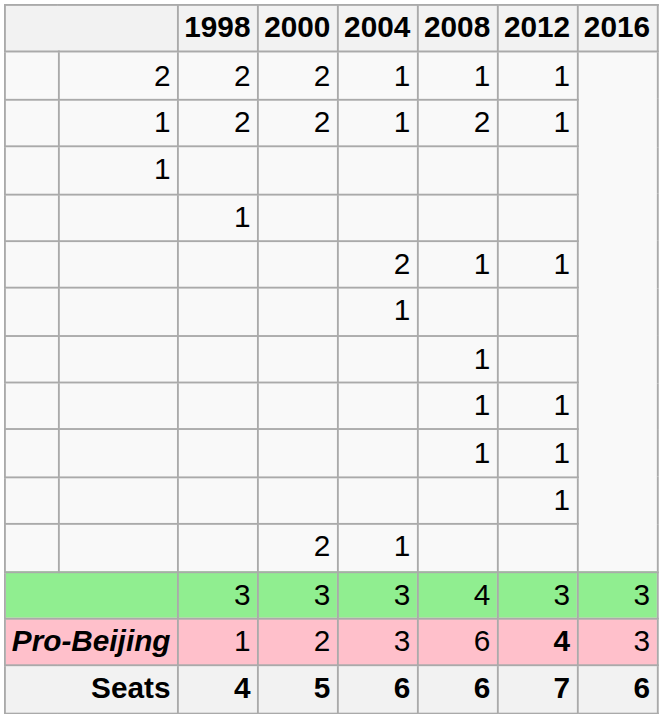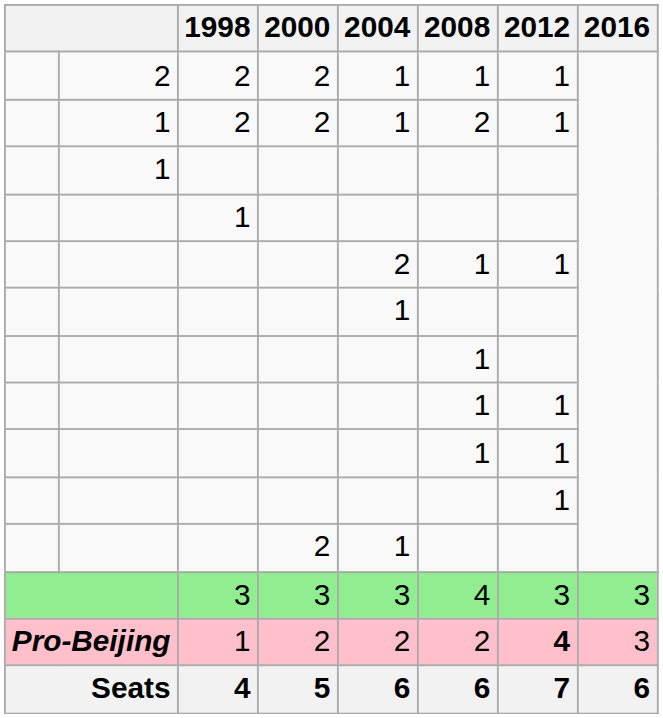(402, 641) 3 -> (402, 641) 2
(482, 641) 6 -> (482, 641) 2
